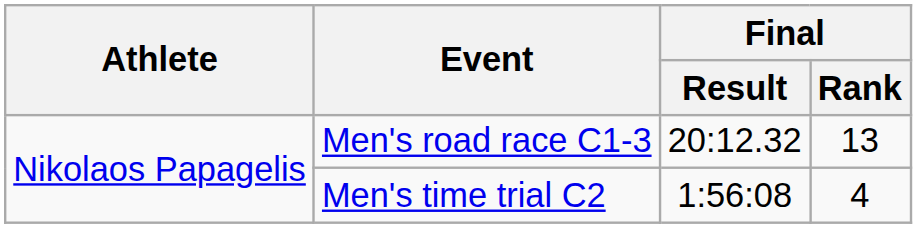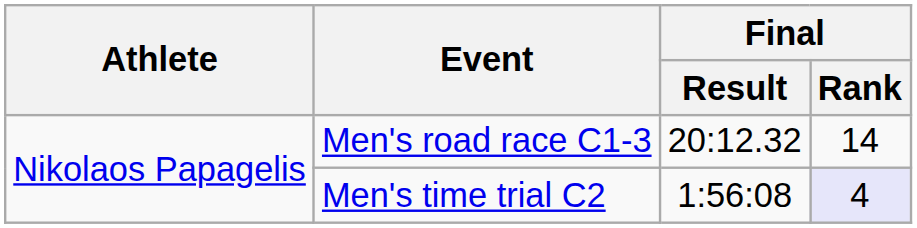(860, 142) 13 -> (860, 142) 14
(860, 196) no background -> (860, 196) lavender background
